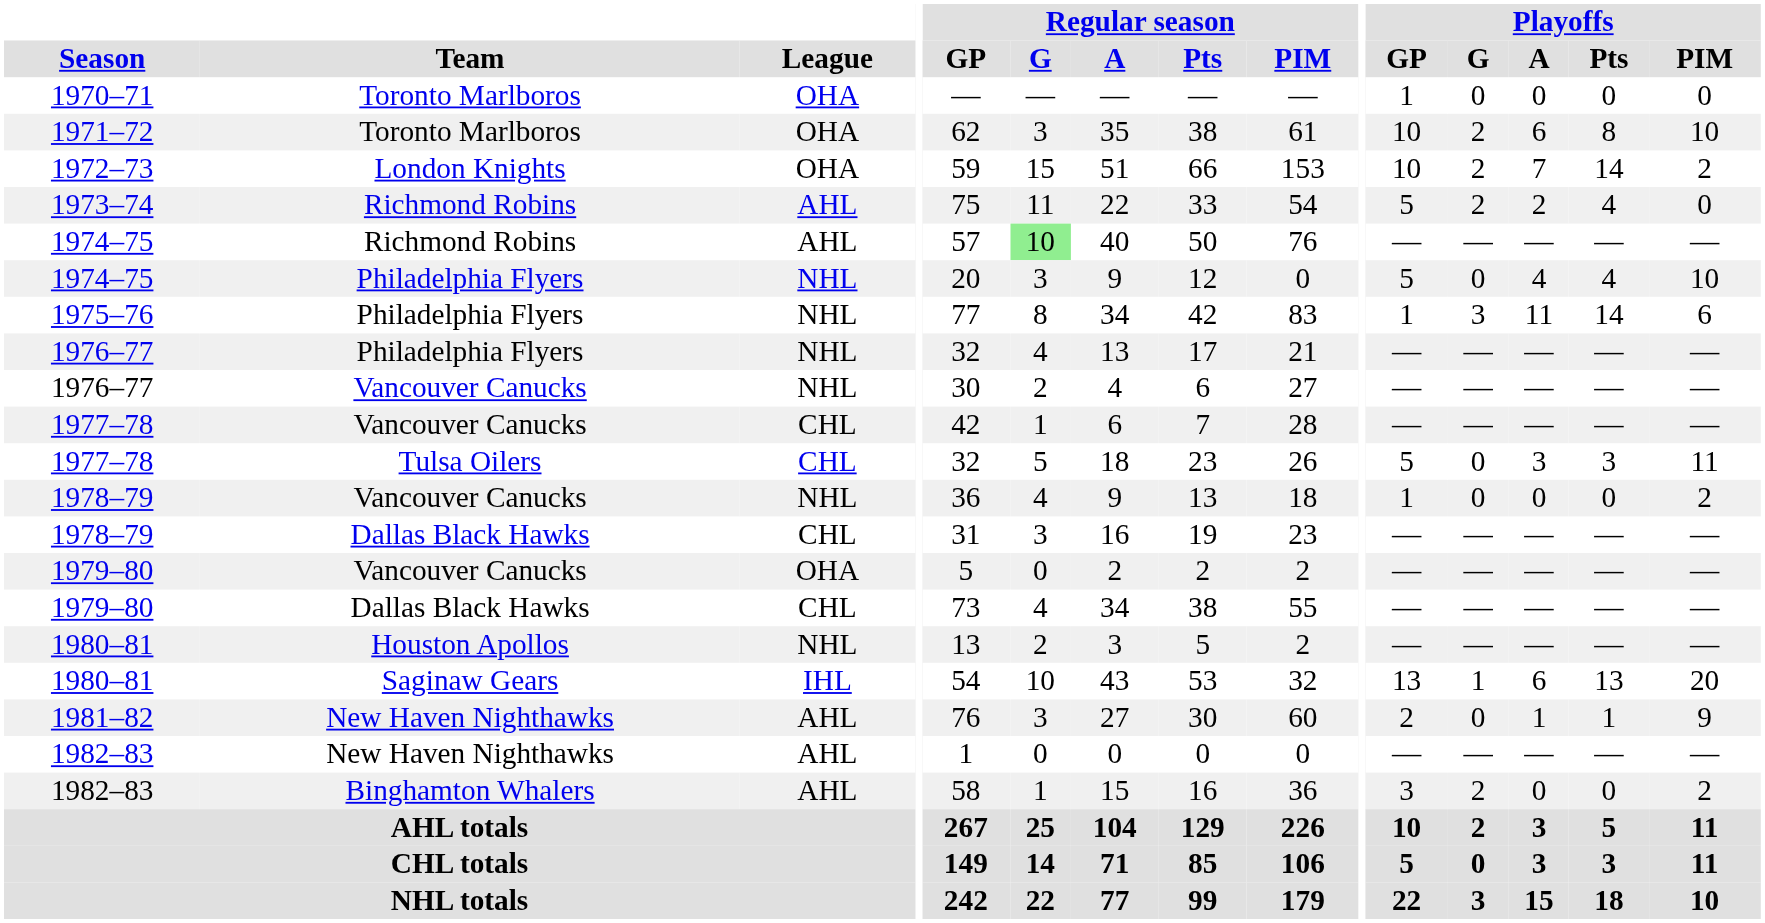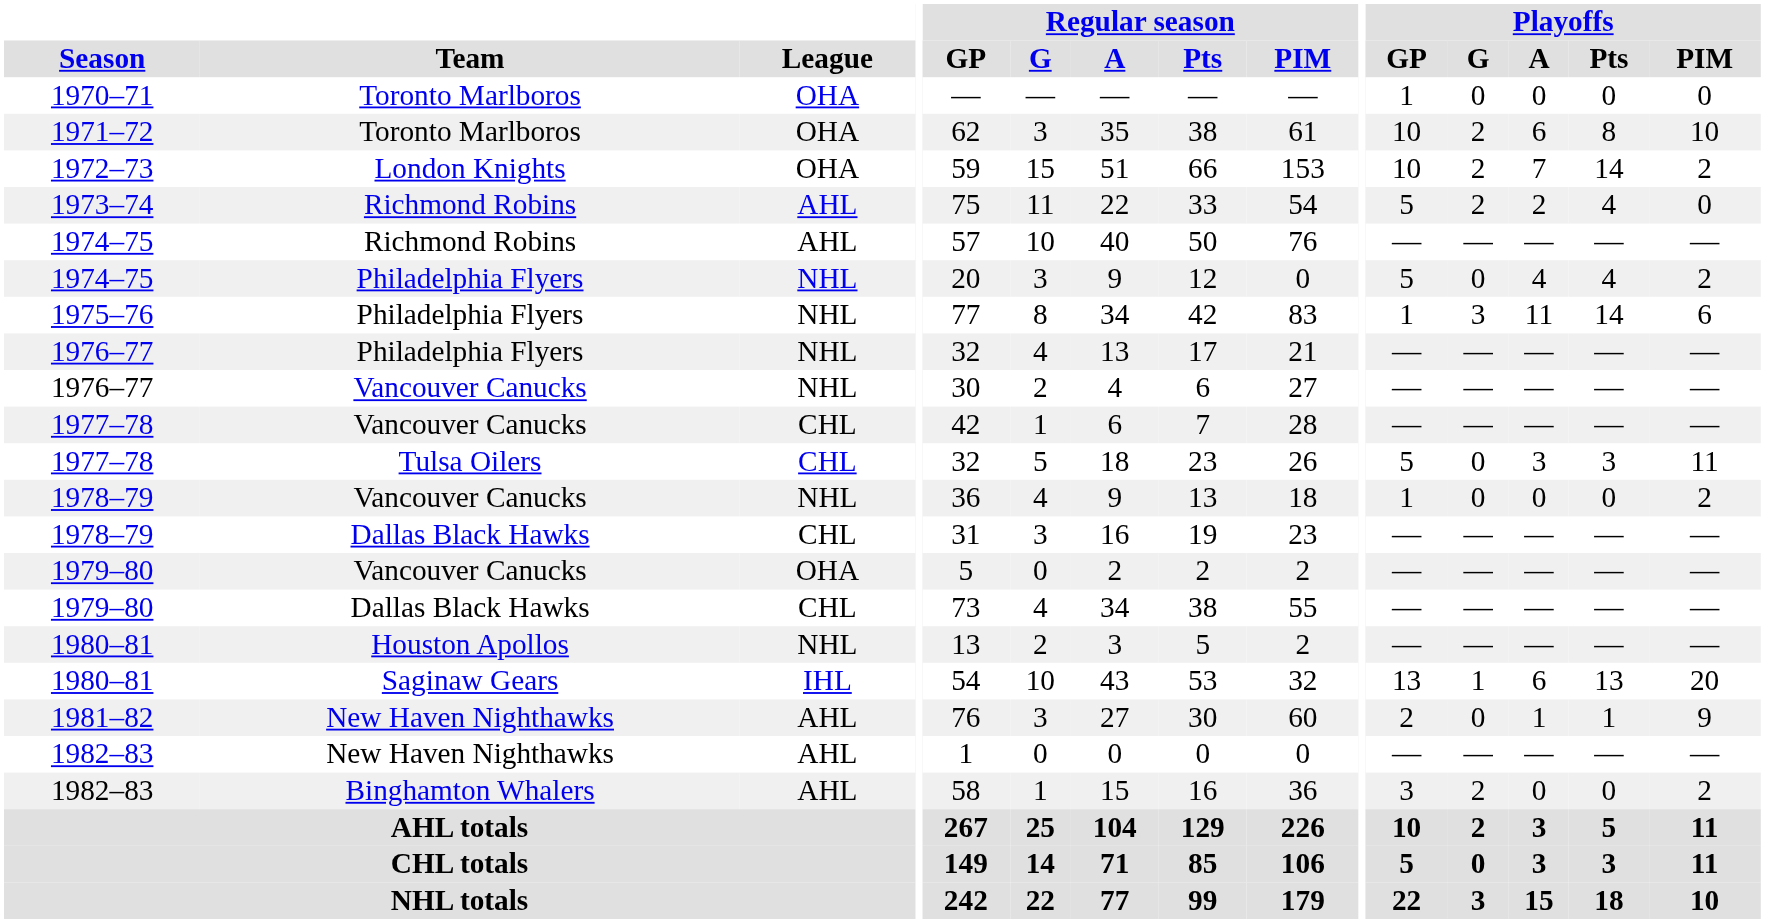(1040, 241) lightgreen background -> (1040, 241) no background
(1705, 278) 10 -> (1705, 278) 2
